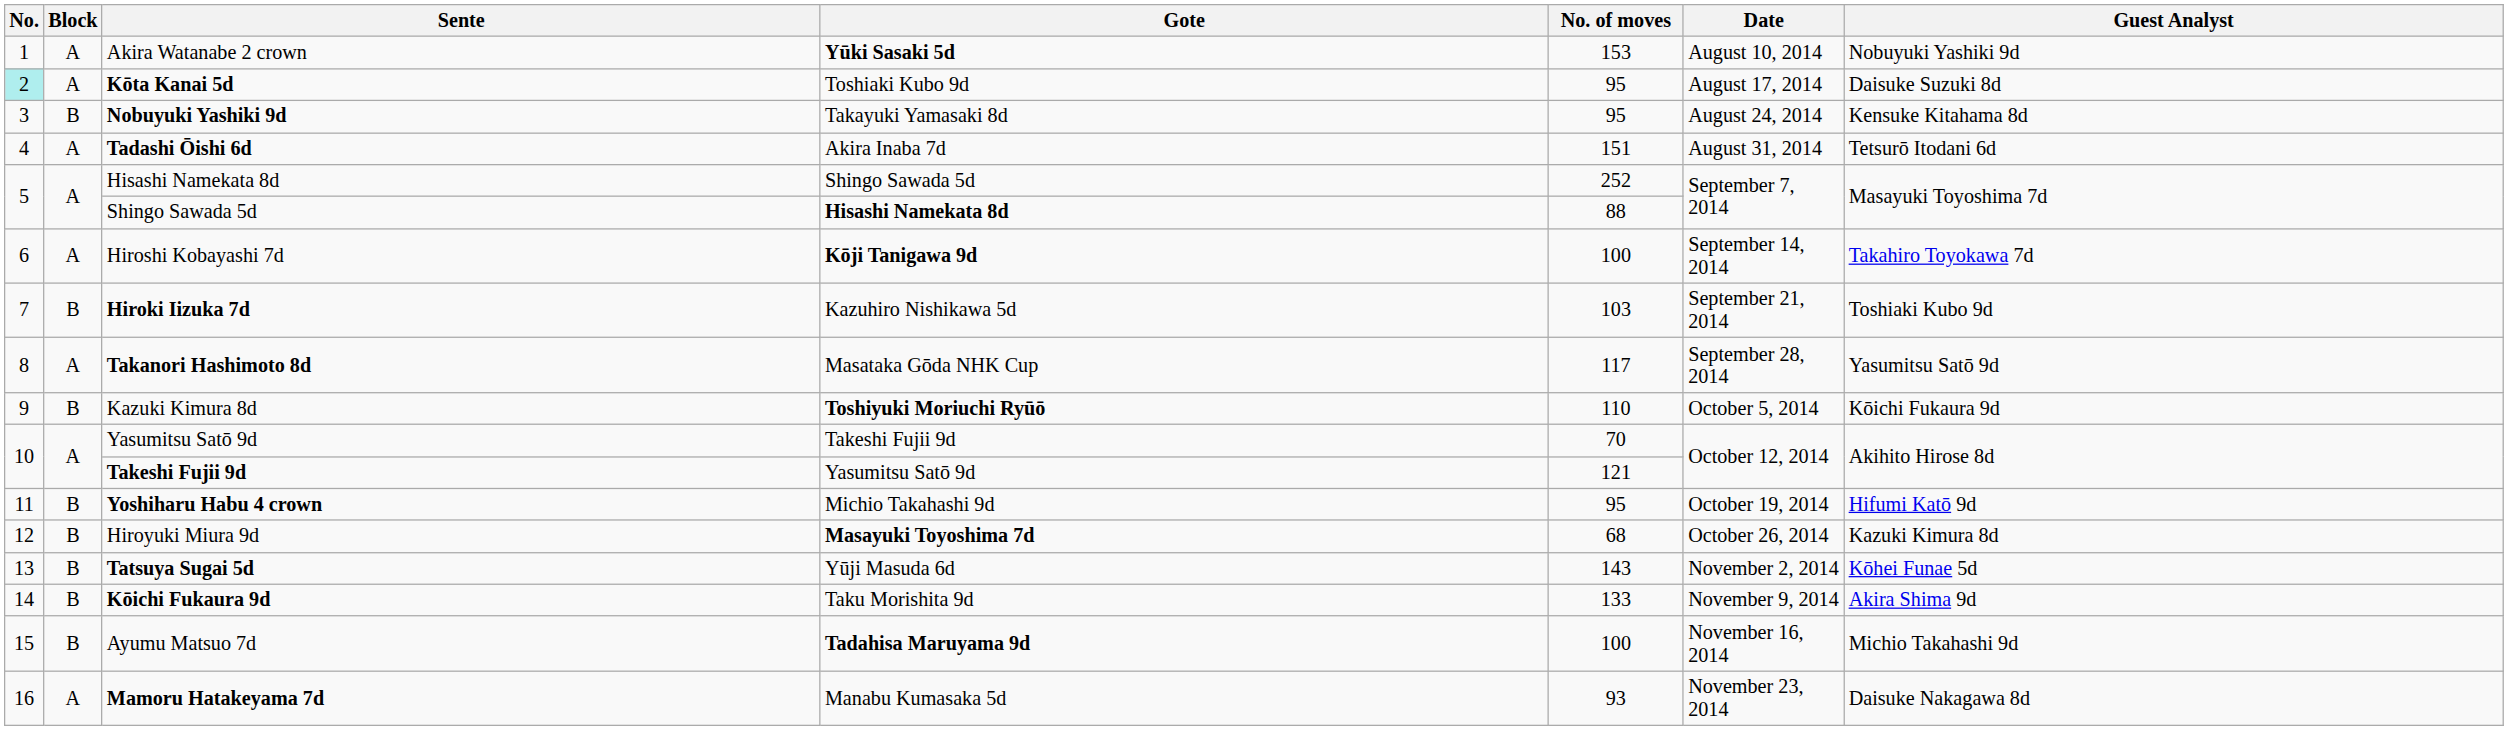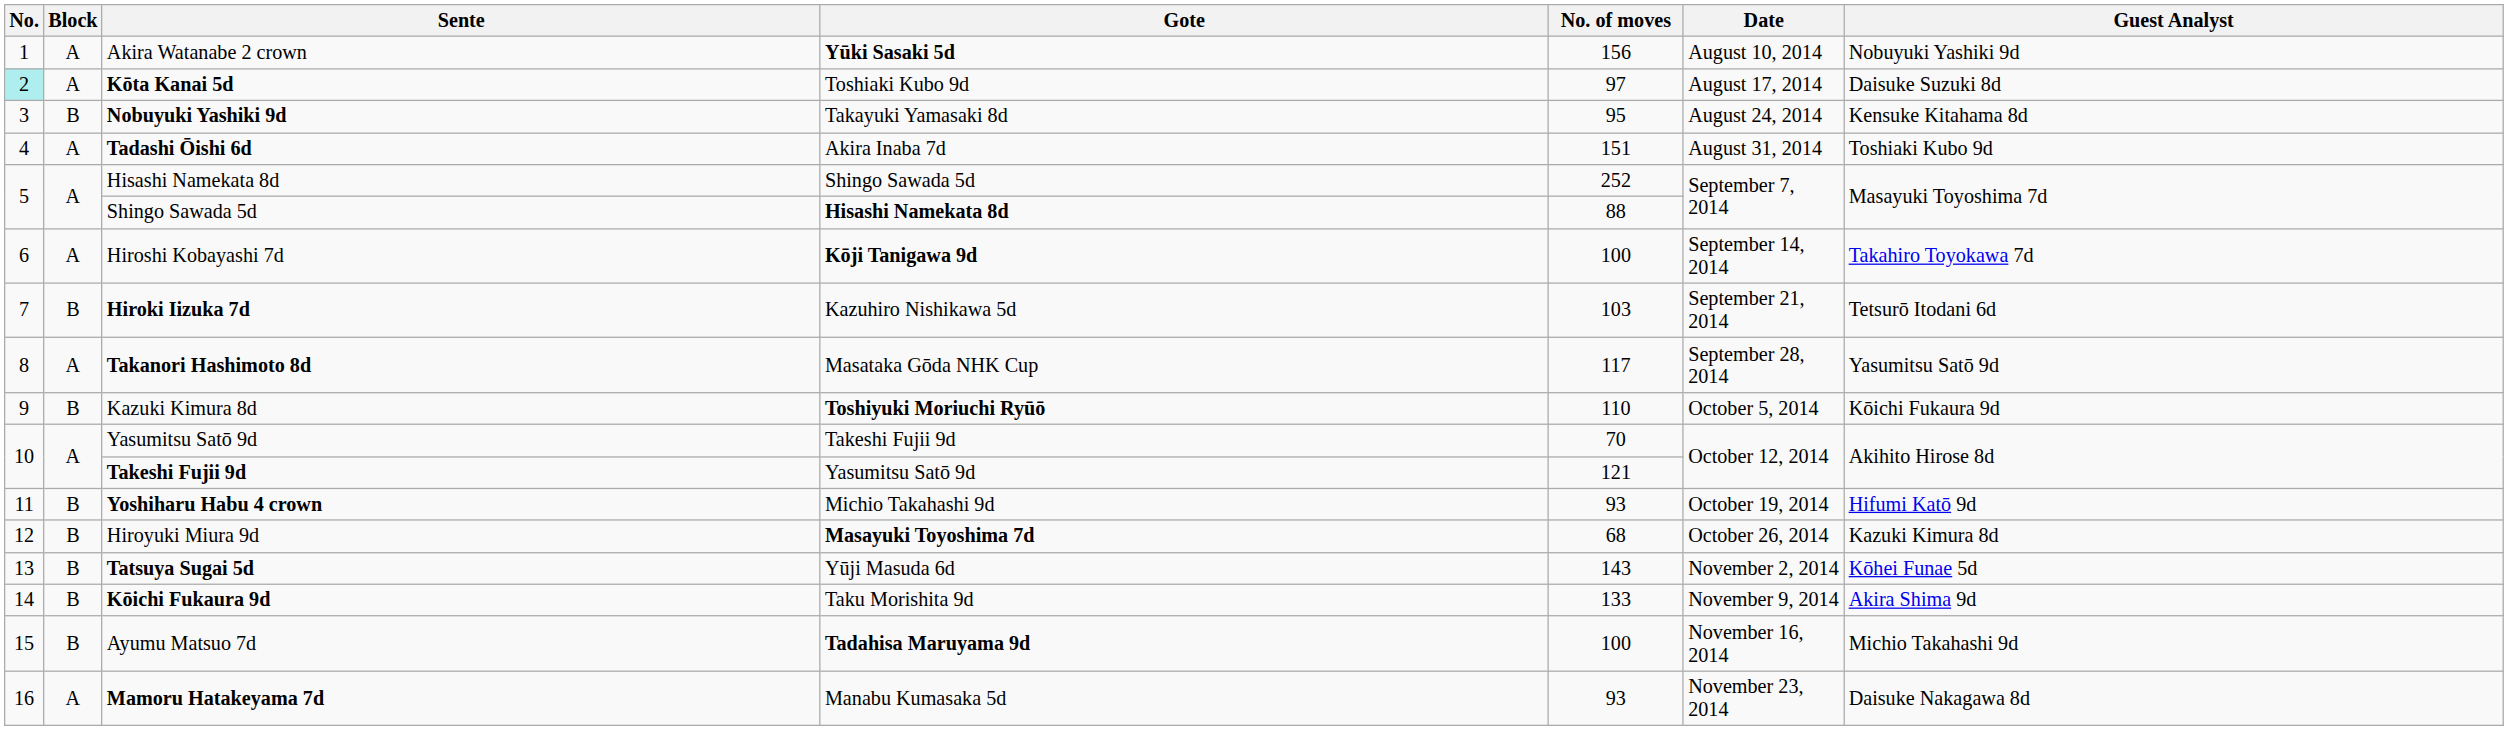(1616, 52) 153 -> (1616, 52) 156
(1616, 84) 95 -> (1616, 84) 97
(1922, 148) Tetsurō Itodani 6d -> (1921, 148) Toshiaki Kubo 9d
(1921, 310) Toshiaki Kubo 9d -> (1922, 310) Tetsurō Itodani 6d
(1616, 504) 95 -> (1616, 504) 93
